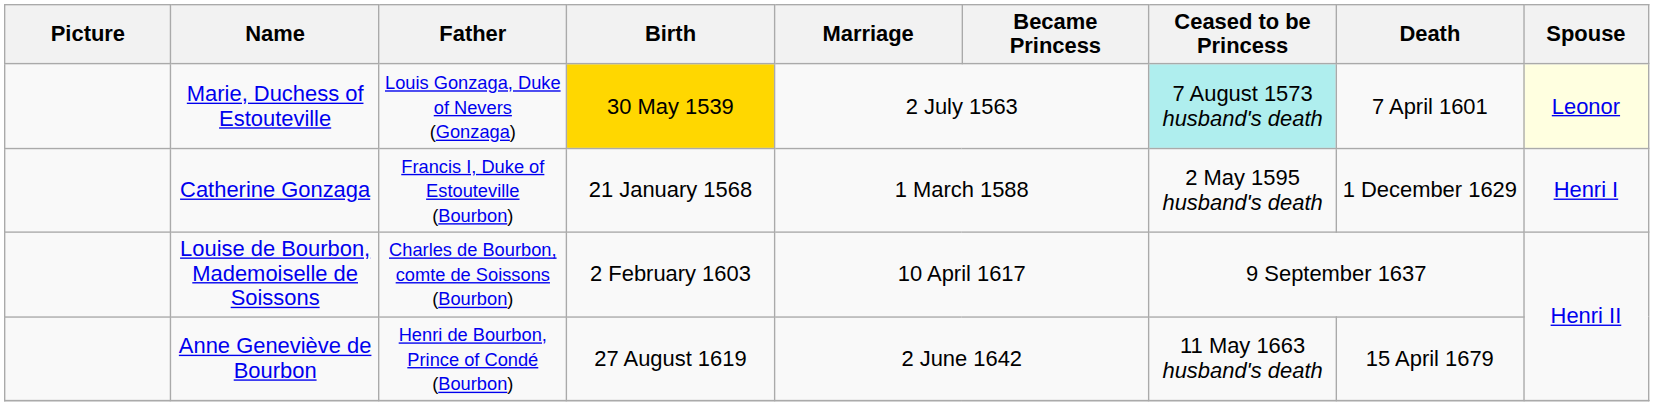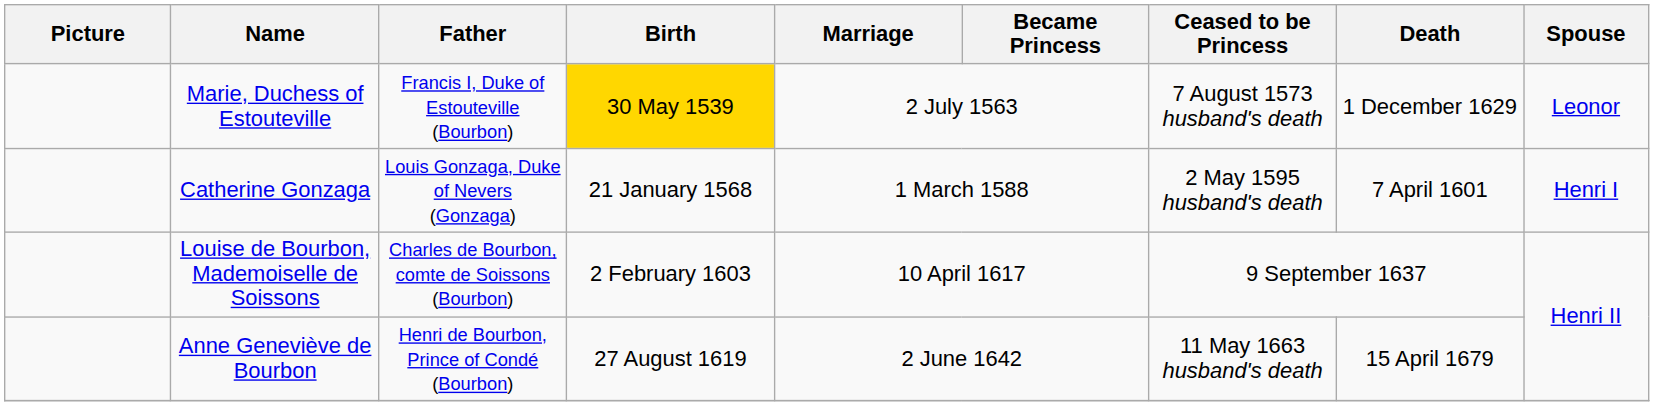(473, 107) Louis Gonzaga, Duke of Nevers (Gonzaga) -> (473, 107) Francis I, Duke of Estouteville (Bourbon)
(1243, 105) paleturquoise background -> (1243, 105) no background
(1430, 105) 7 April 1601 -> (1430, 105) 1 December 1629
(1586, 105) lightyellow background -> (1586, 105) no background
(473, 191) Francis I, Duke of Estouteville (Bourbon) -> (473, 191) Louis Gonzaga, Duke of Nevers (Gonzaga)
(1430, 190) 1 December 1629 -> (1430, 190) 7 April 1601
